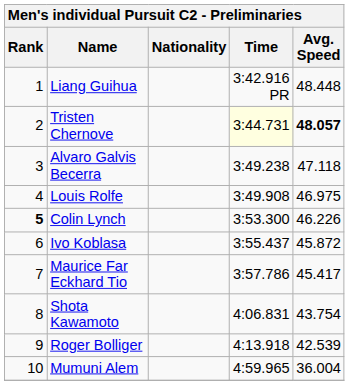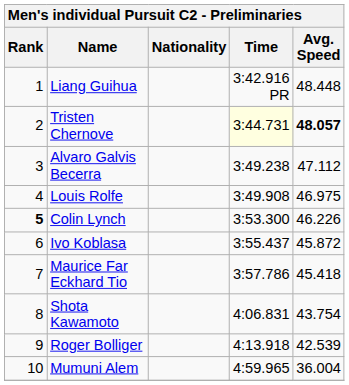(319, 165) 47.118 -> (319, 165) 47.112
(319, 274) 45.417 -> (319, 274) 45.418
